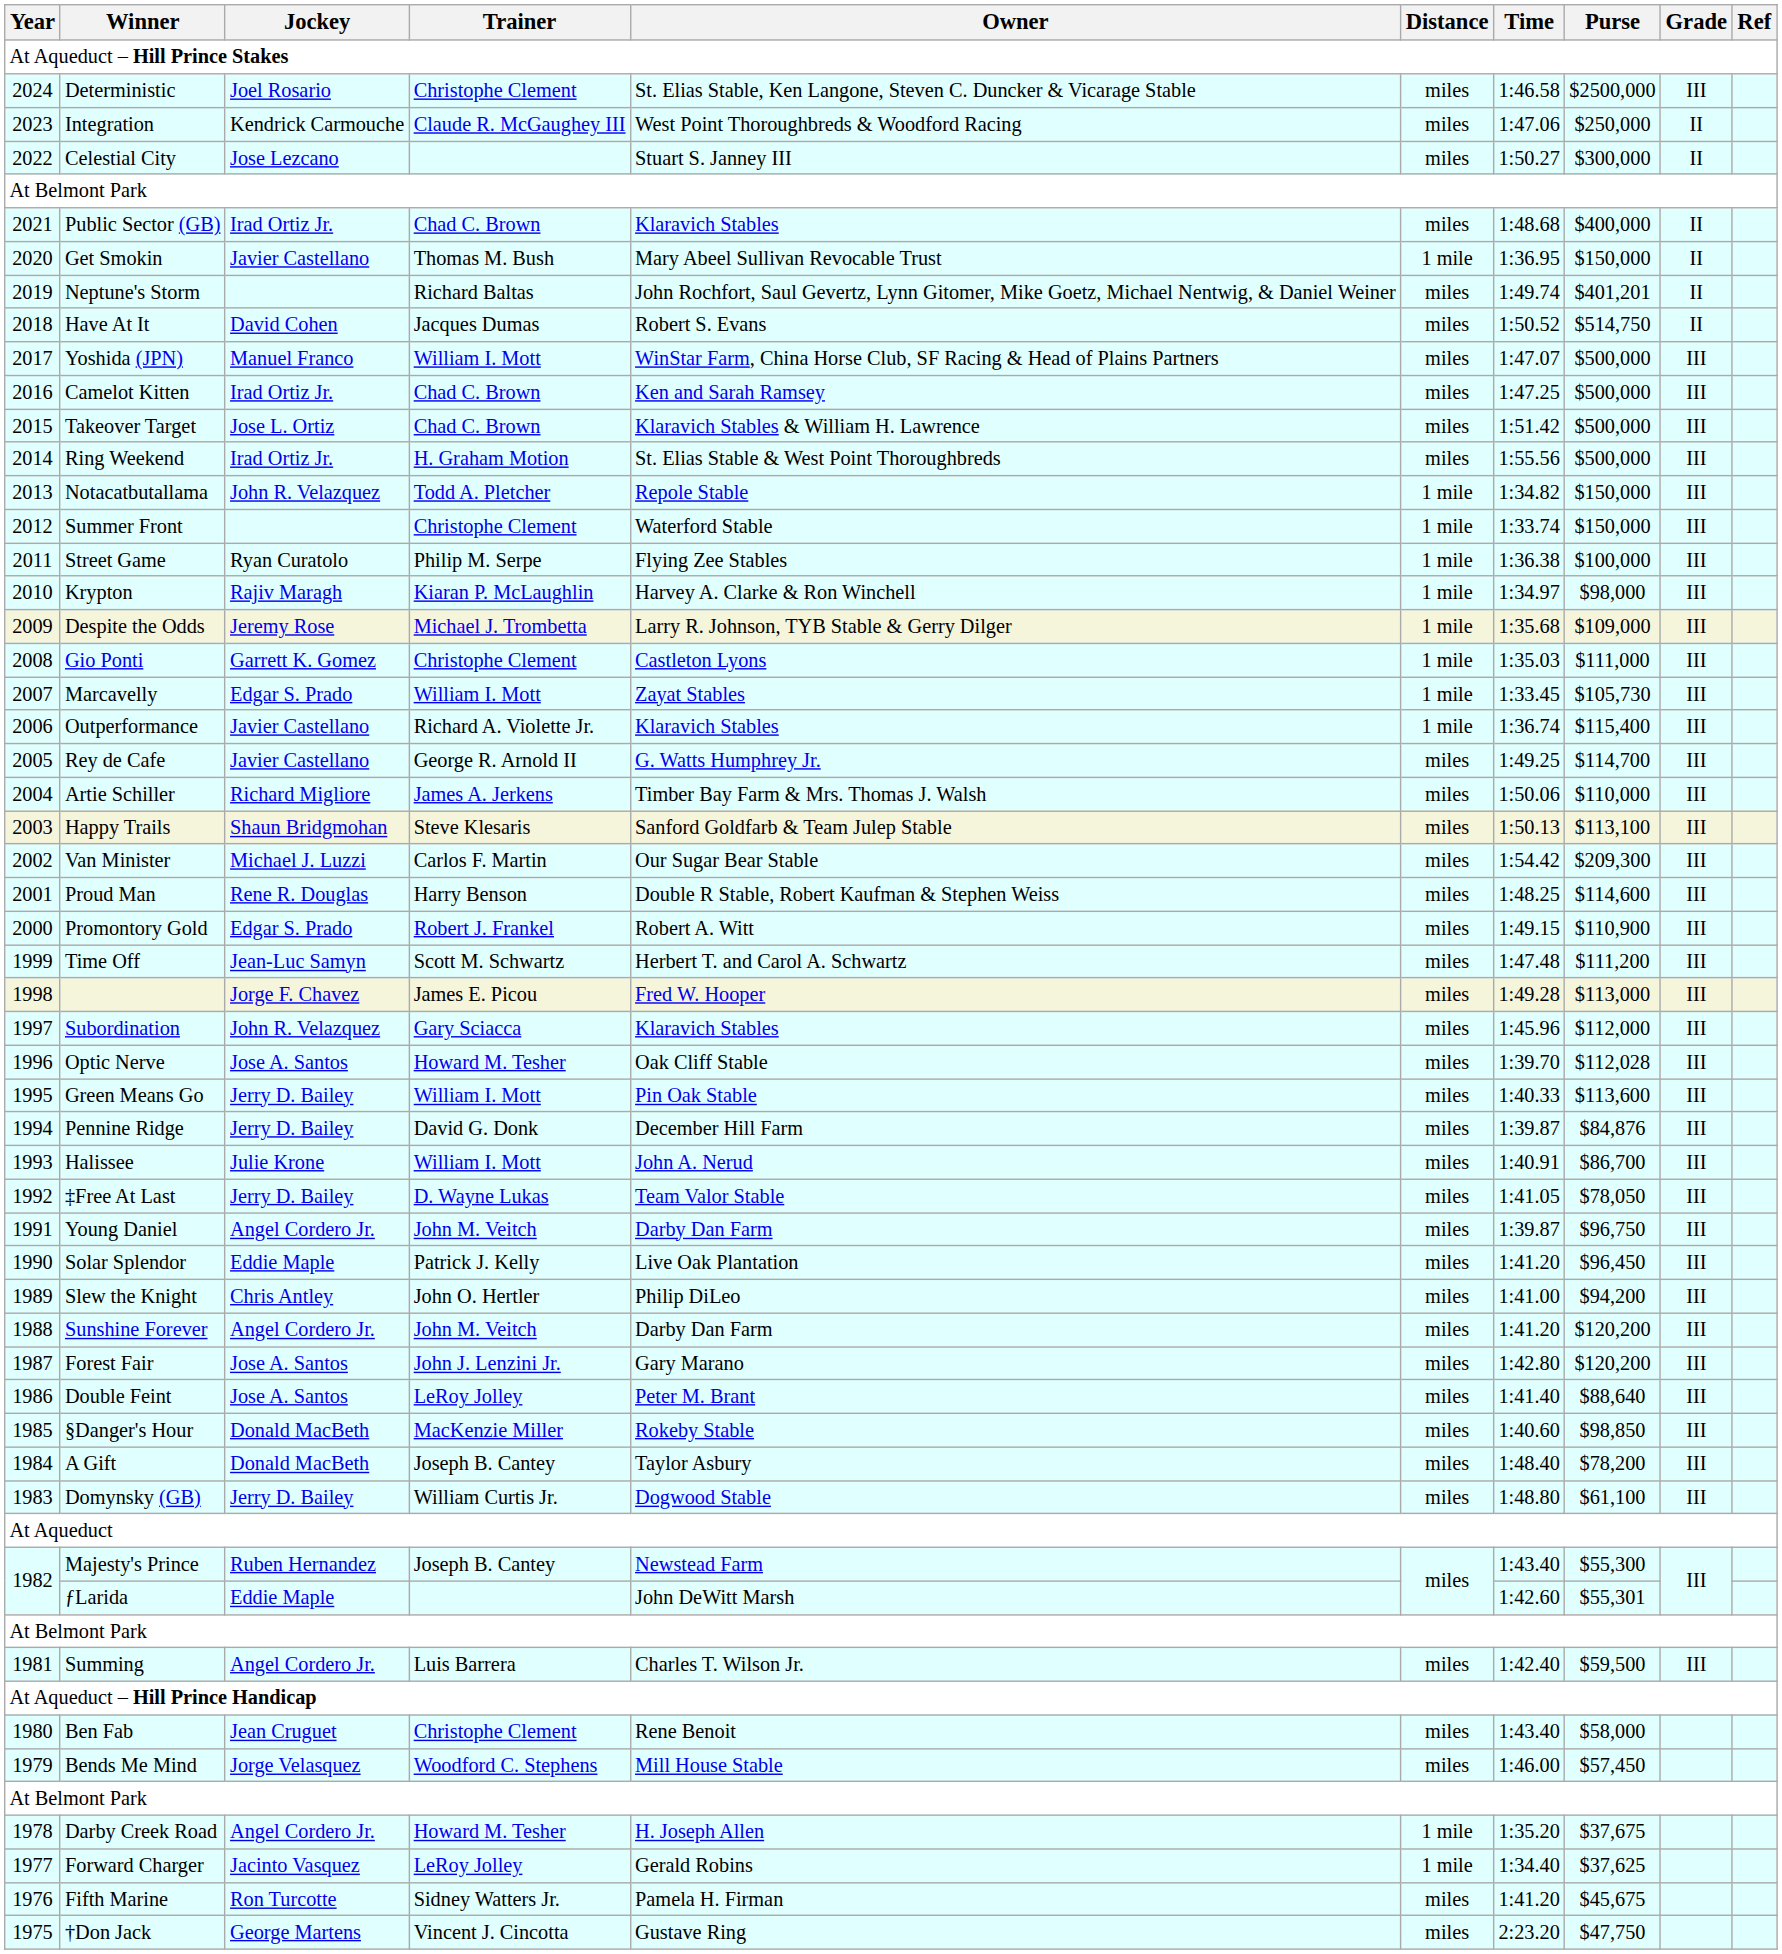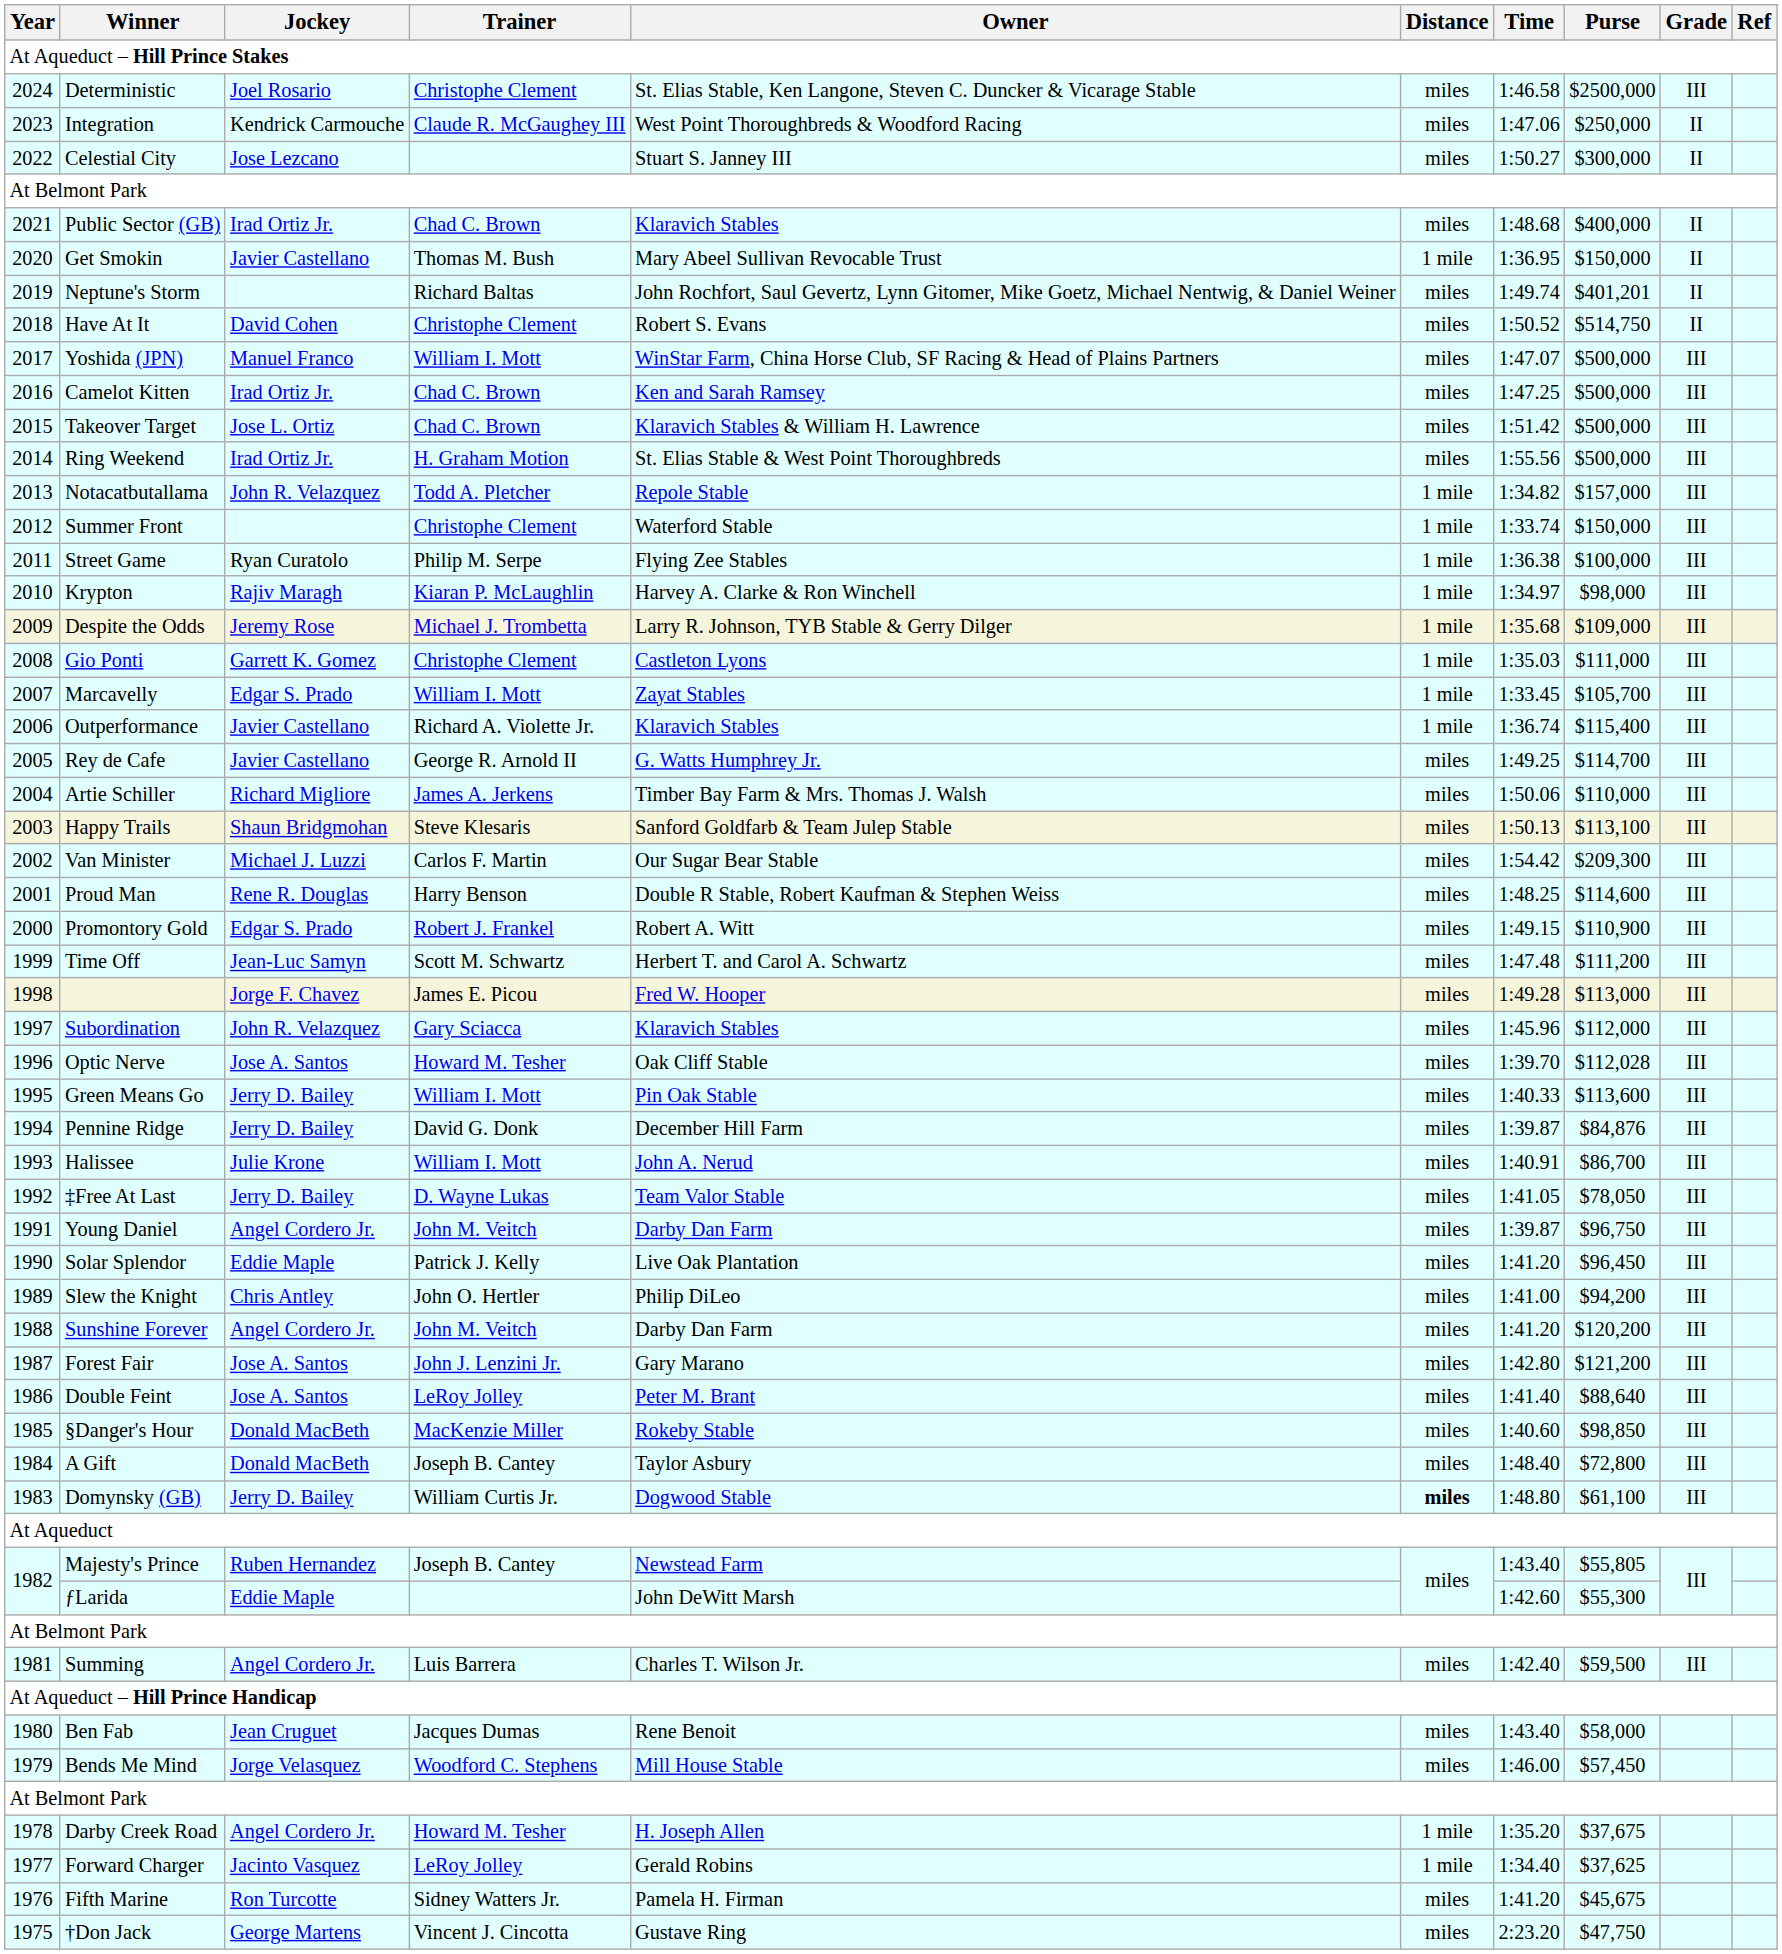(477, 324) Jacques Dumas -> (495, 324) Christophe Clement
(1612, 492) $150,000 -> (1612, 492) $157,000
(1612, 693) $105,730 -> (1612, 693) $105,700
(1612, 1363) $120,200 -> (1612, 1363) $121,200
(1612, 1463) $78,200 -> (1612, 1463) $72,800
(1447, 1496) normal -> (1447, 1496) bold
(1612, 1563) $55,300 -> (1612, 1563) $55,805
(1612, 1597) $55,301 -> (1612, 1597) $55,300
(495, 1731) Christophe Clement -> (477, 1731) Jacques Dumas
